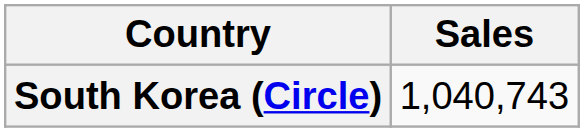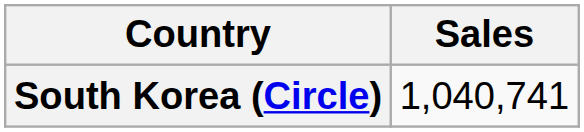(484, 95) 1,040,743 -> (484, 95) 1,040,741
